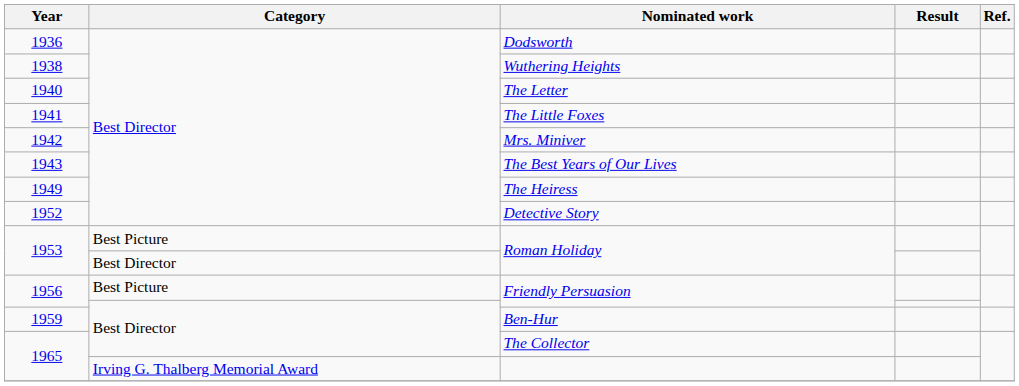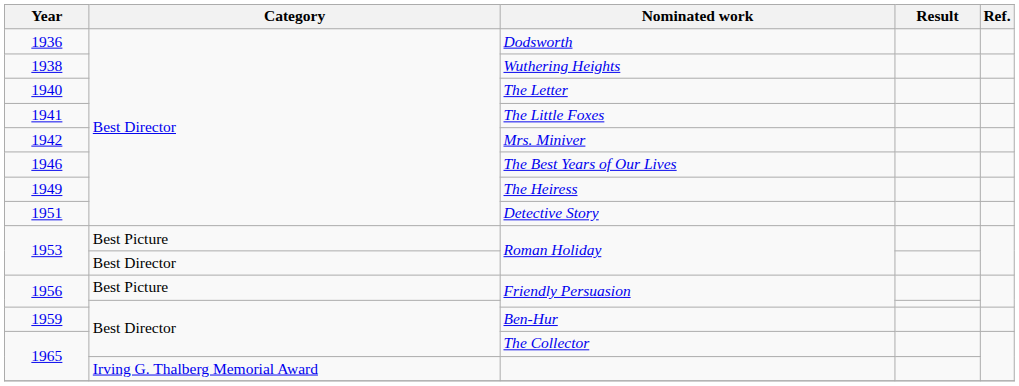(47, 164) 1943 -> (47, 164) 1946
(47, 213) 1952 -> (47, 213) 1951
